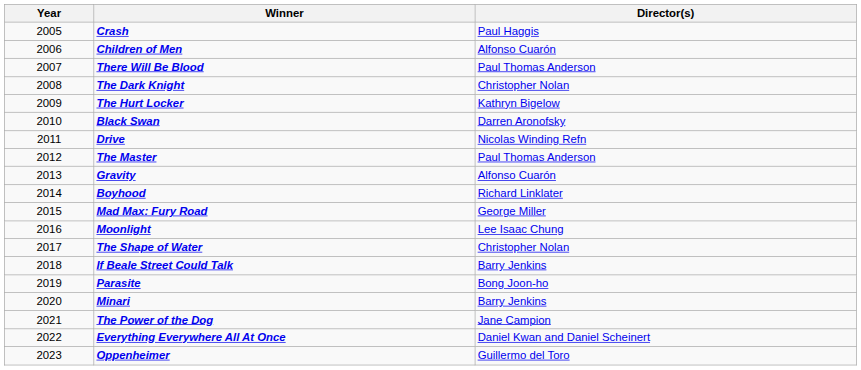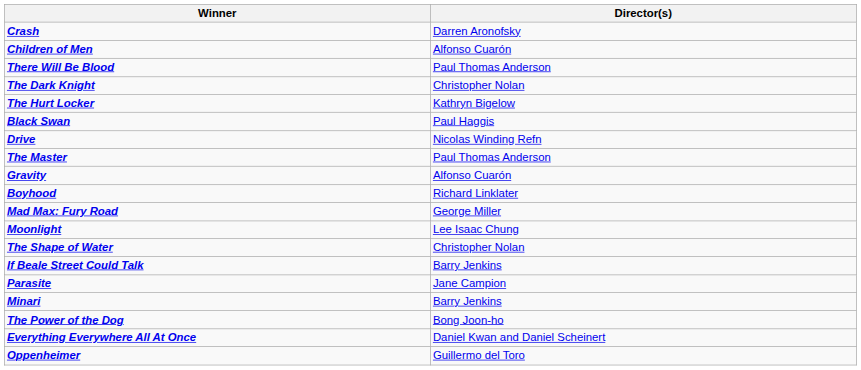- column: (49, 13)
(508, 31) Paul Haggis -> (477, 31) Darren Aronofsky
(522, 121) Darren Aronofsky -> (464, 121) Paul Haggis
(513, 283) Bong Joon-ho -> (470, 283) Jane Campion
(514, 319) Jane Campion -> (468, 319) Bong Joon-ho
